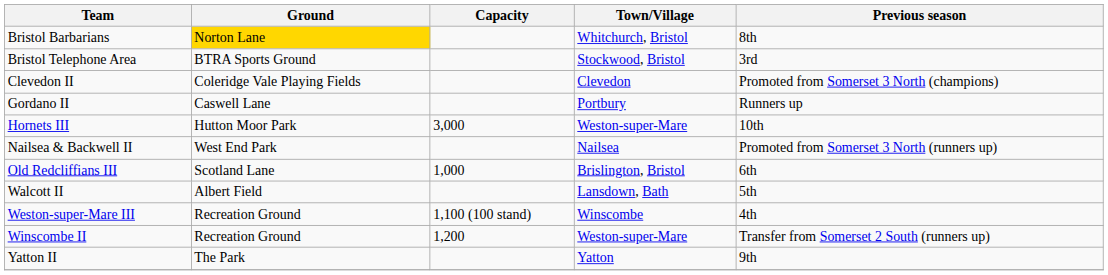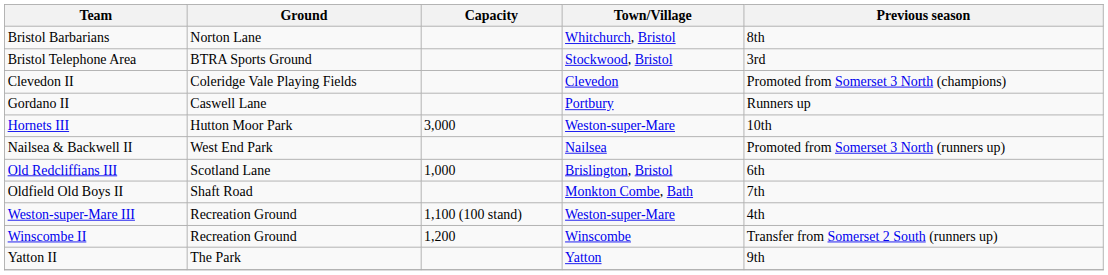(230, 37) gold background -> (226, 37) no background
+ row: (65, 192)
- row: (35, 192)
(610, 214) Winscombe -> (620, 214) Weston-super-Mare
(632, 236) Weston-super-Mare -> (598, 236) Winscombe
